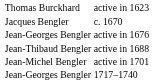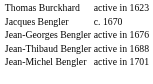- row: (116, 75)
